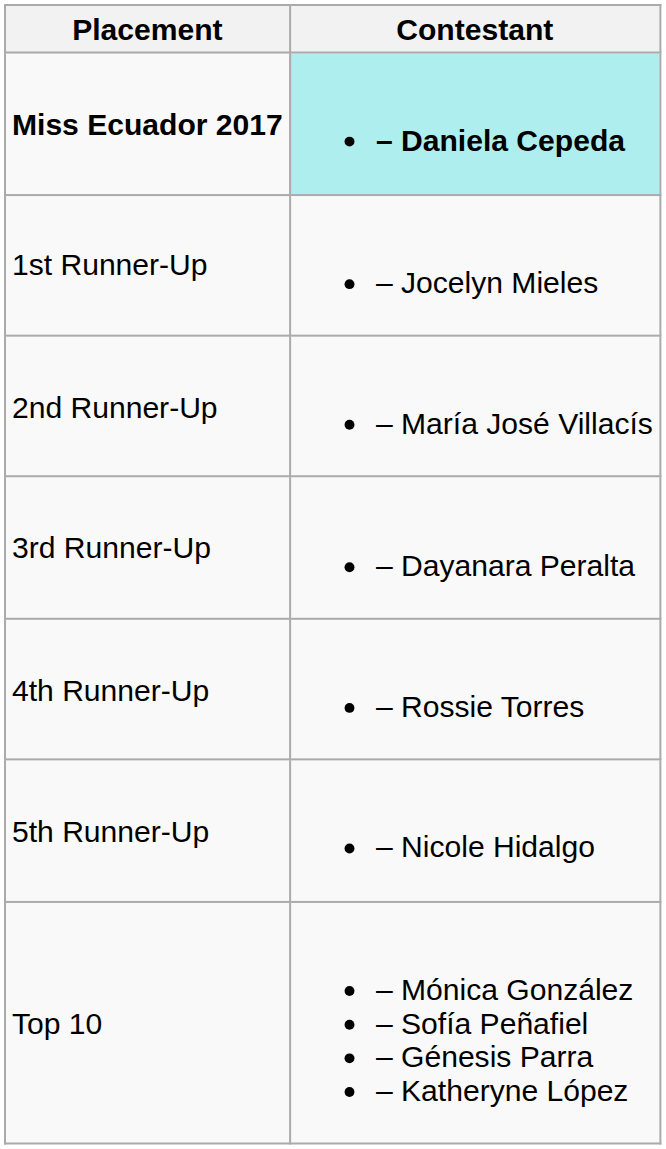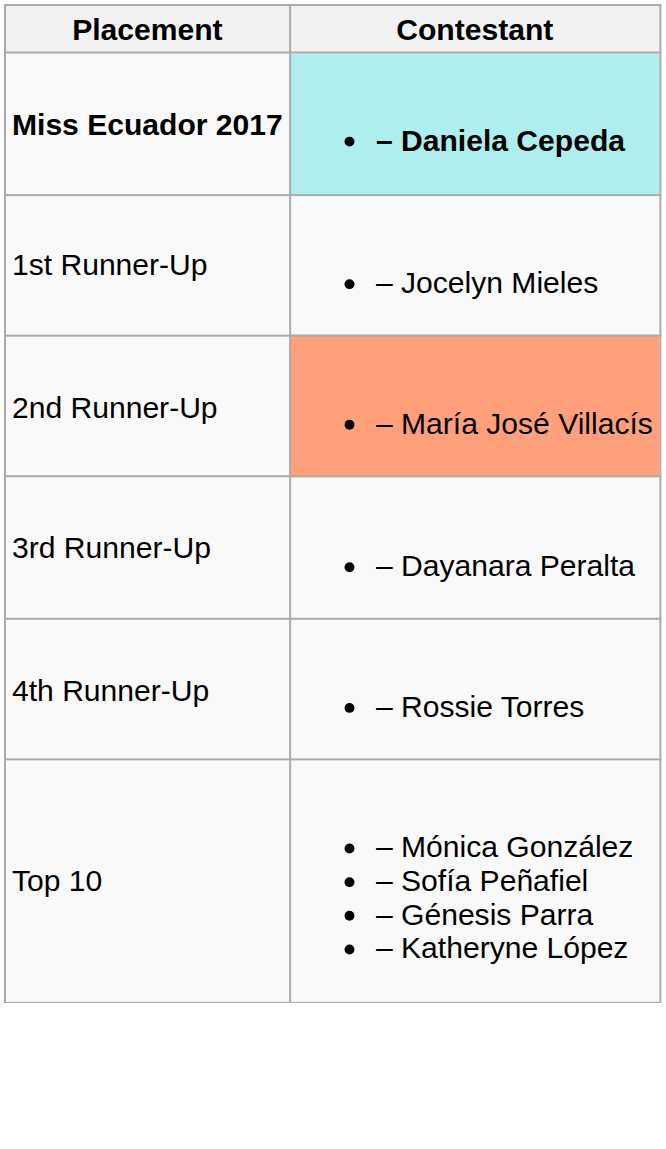(475, 423) no background -> (475, 423) lightsalmon background
- row: (111, 831)
